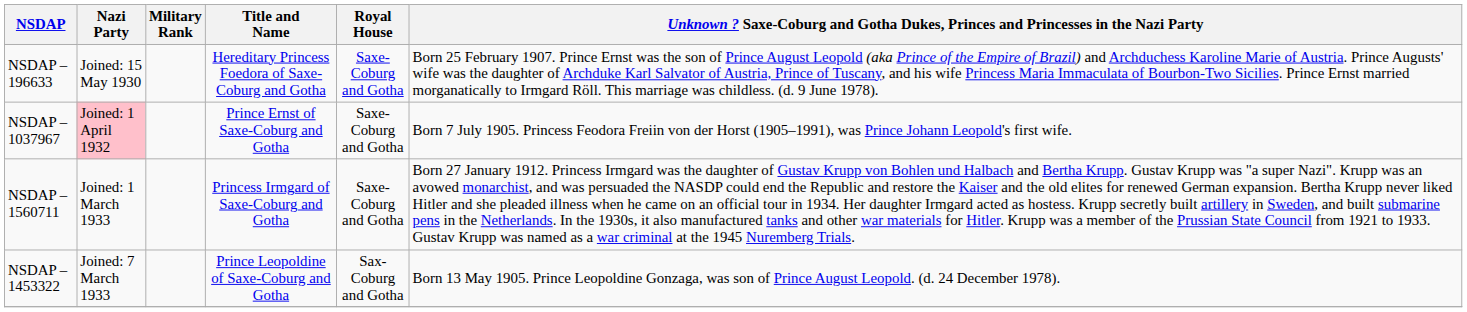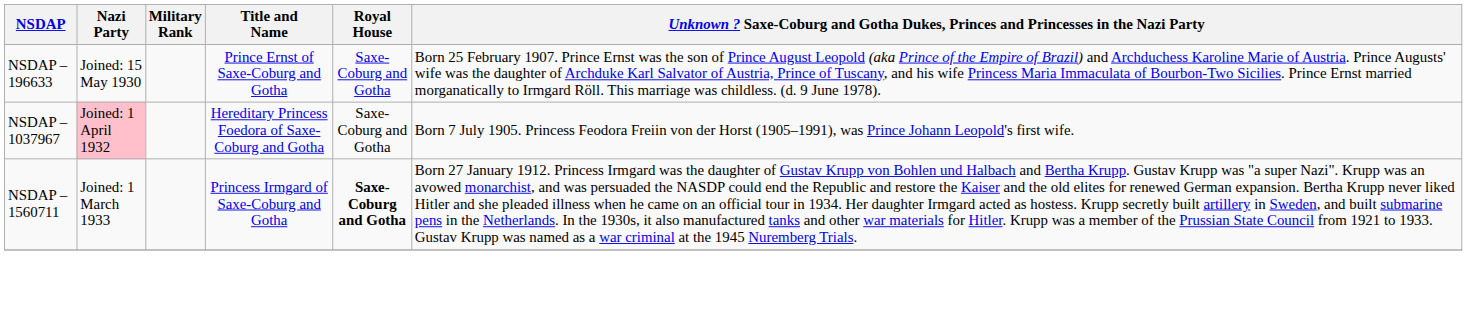(271, 73) Hereditary Princess Foedora of Saxe-Coburg and Gotha -> (269, 73) Prince Ernst of Saxe-Coburg and Gotha
(271, 130) Prince Ernst of Saxe-Coburg and Gotha -> (269, 130) Hereditary Princess Foedora of Saxe-Coburg and Gotha
(373, 204) normal -> (372, 204) bold
- row: (38, 278)
